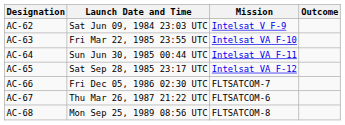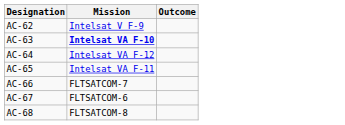- column: (138, 12)
(254, 40) normal -> (112, 40) bold
(254, 55) Intelsat VA F-11 -> (112, 55) Intelsat VA F-12
(254, 69) Intelsat VA F-12 -> (112, 69) Intelsat VA F-11
